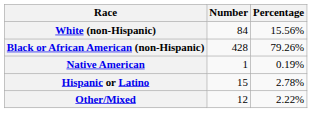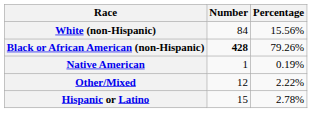(240, 47) normal -> (240, 47) bold
rows swapped: (106, 99) <-> (106, 82)
